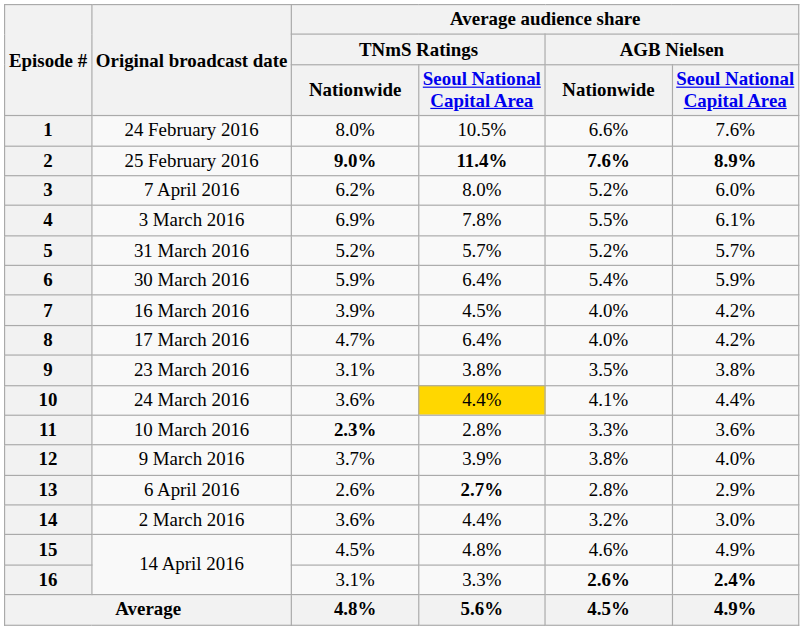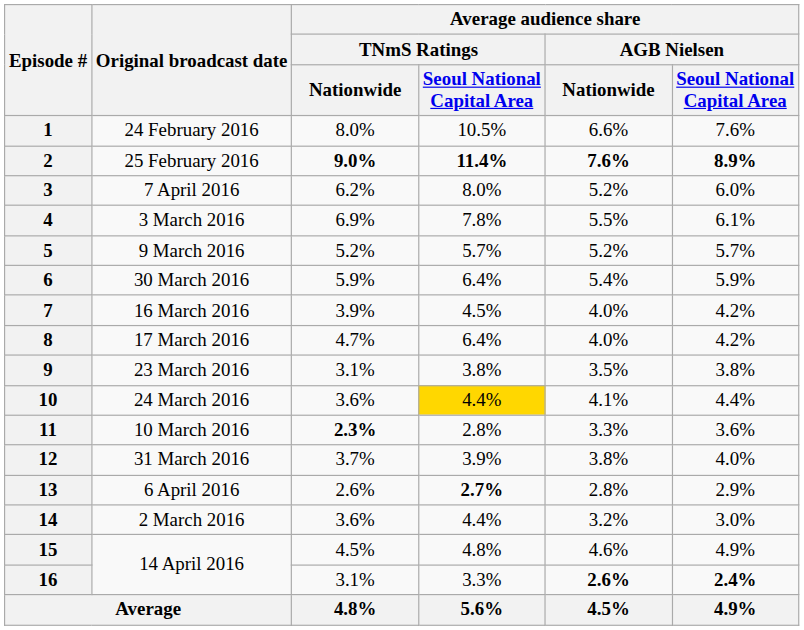(192, 250) 31 March 2016 -> (192, 250) 9 March 2016
(192, 459) 9 March 2016 -> (192, 459) 31 March 2016
